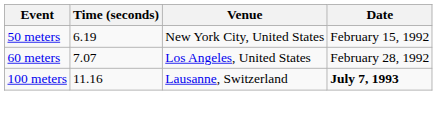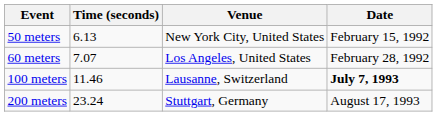(85, 36) 6.19 -> (85, 36) 6.13
(88, 79) 11.16 -> (88, 79) 11.46
+ row: (37, 100)
